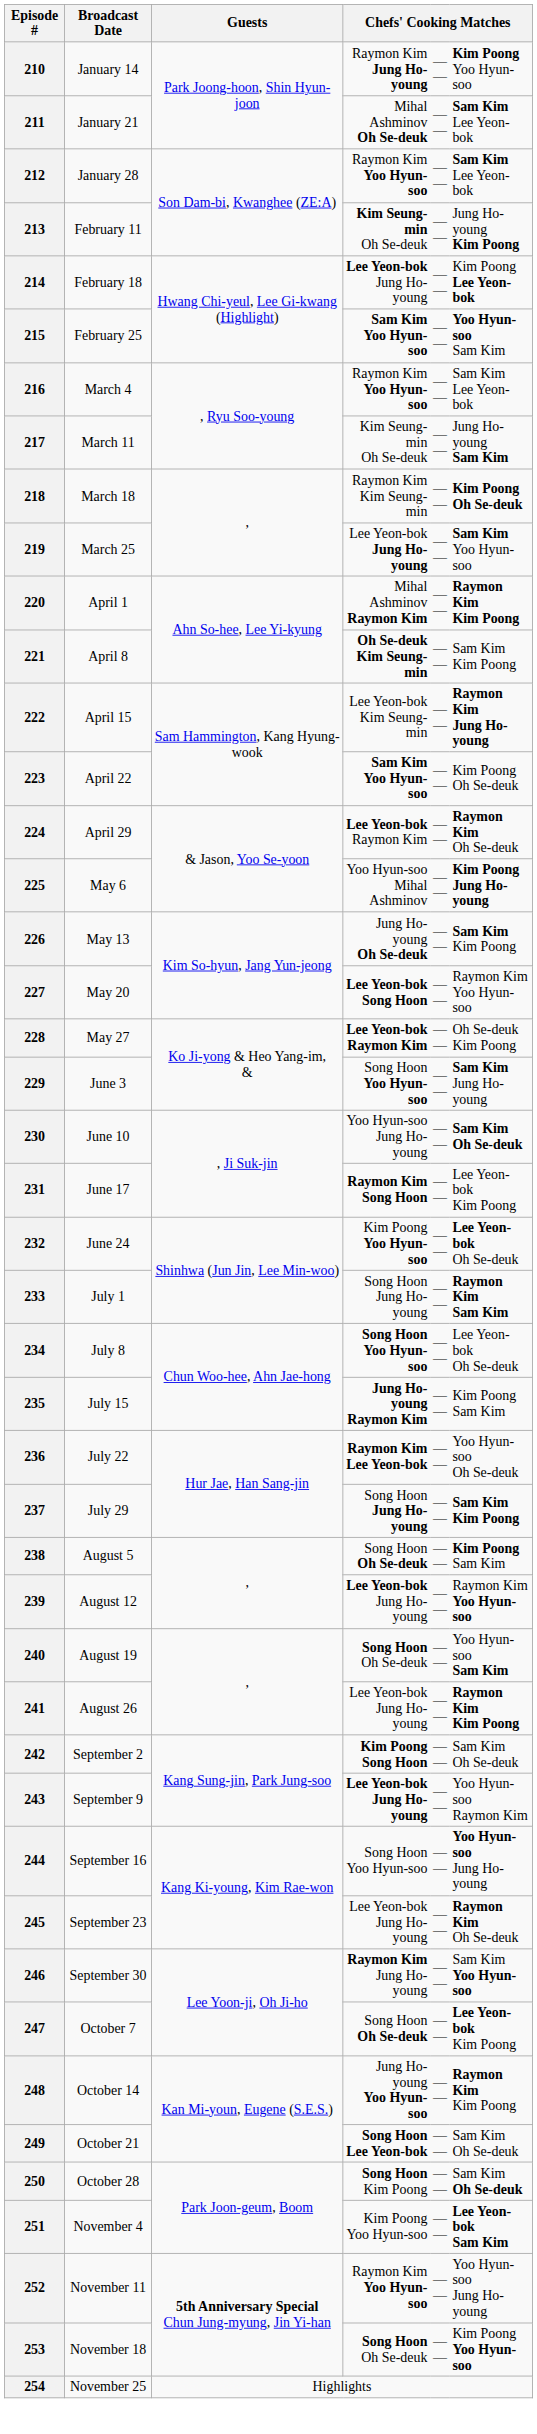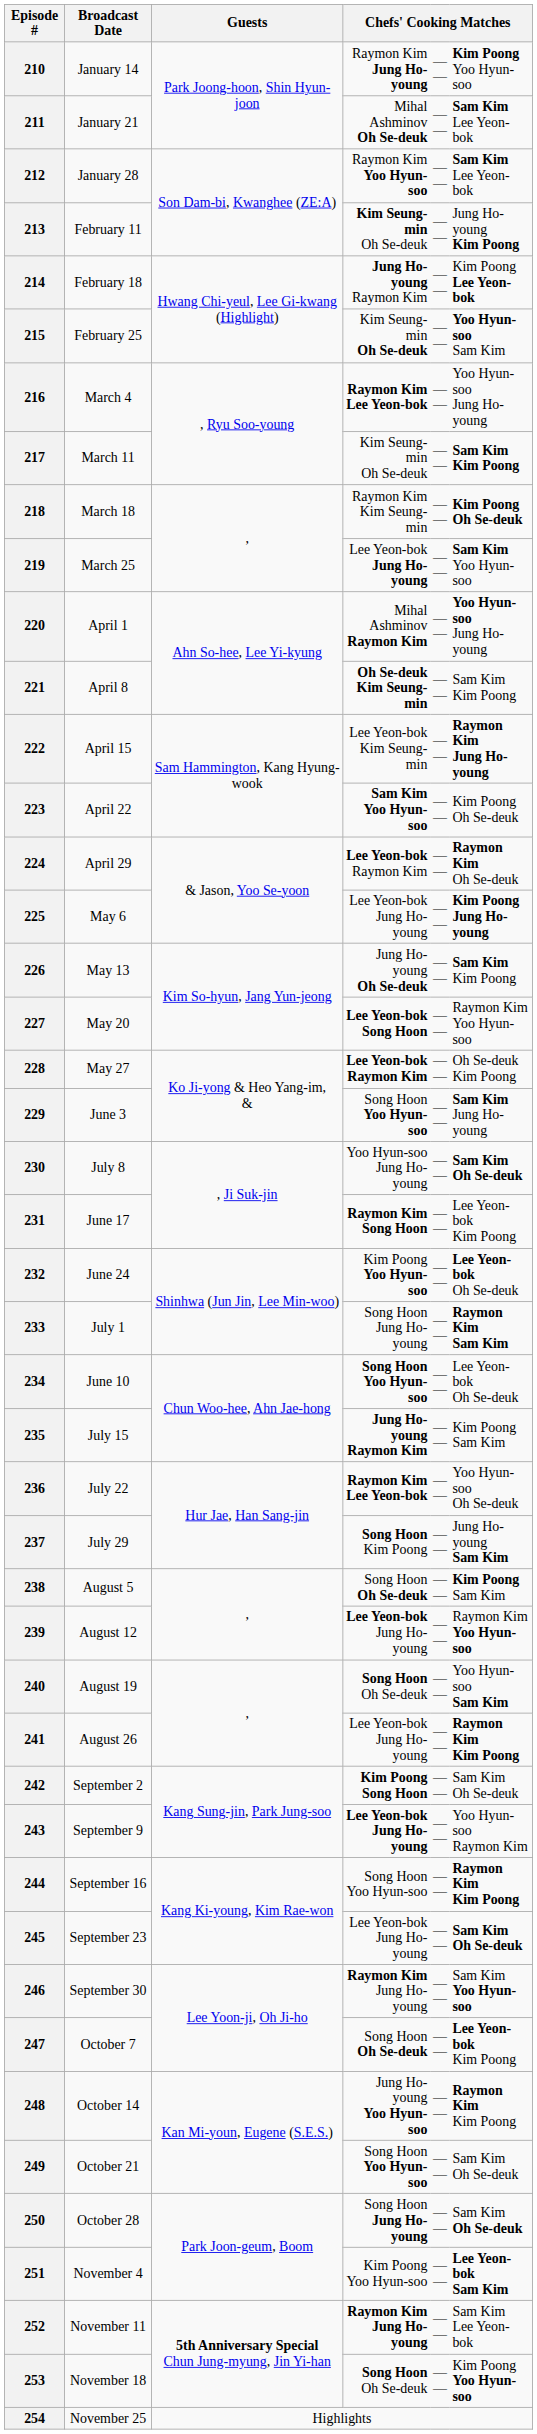(387, 282) Lee Yeon-bok Jung Ho-young -> (390, 282) Jung Ho-young Raymon Kim
(395, 335) Sam Kim Yoo Hyun-soo -> (392, 335) Kim Seung-min Oh Se-deuk
(390, 389) Raymon Kim Yoo Hyun-soo -> (387, 397) Raymon Kim Lee Yeon-bok
(481, 389) Sam Kim Lee Yeon-bok -> (483, 397) Yoo Hyun-soo Jung Ho-young
(480, 442) Jung Ho-young Sam Kim -> (486, 458) Sam Kim Kim Poong
(486, 602) Raymon Kim Kim Poong -> (484, 626) Yoo Hyun-soo Jung Ho-young
(387, 885) Yoo Hyun-soo Mihal Ashminov -> (388, 916) Lee Yeon-bok Jung Ho-young
(108, 1136) June 10 -> (108, 1168) July 8
(108, 1350) July 8 -> (108, 1381) June 10
(396, 1510) Song Hoon Jung Ho-young -> (395, 1541) Song Hoon Kim Poong
(486, 1510) Sam Kim Kim Poong -> (480, 1541) Jung Ho-young Sam Kim
(484, 1860) Yoo Hyun-soo Jung Ho-young -> (486, 1884) Raymon Kim Kim Poong
(485, 1922) Raymon Kim Oh Se-deuk -> (487, 1937) Sam Kim Oh Se-deuk
(387, 2143) Song Hoon Lee Yeon-bok -> (395, 2167) Song Hoon Yoo Hyun-soo
(395, 2181) Song Hoon Kim Poong -> (396, 2220) Song Hoon Jung Ho-young
(390, 2288) Raymon Kim Yoo Hyun-soo -> (387, 2327) Raymon Kim Jung Ho-young
(483, 2288) Yoo Hyun-soo Jung Ho-young -> (481, 2327) Sam Kim Lee Yeon-bok
